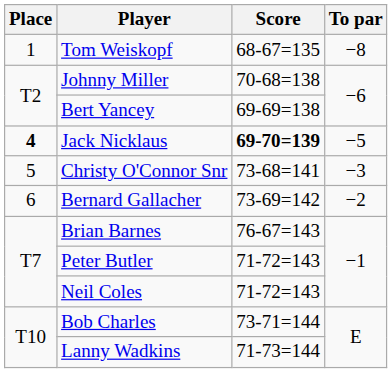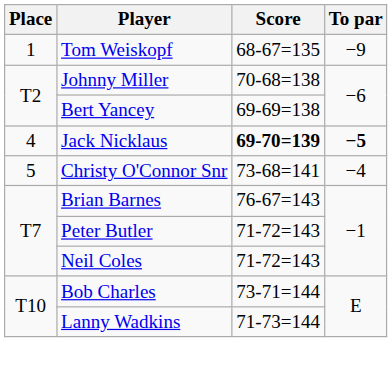(356, 49) −8 -> (356, 49) −9
(31, 140) bold -> (31, 140) normal
(356, 140) normal -> (356, 140) bold
(356, 170) −3 -> (356, 170) −4
- row: (131, 200)
